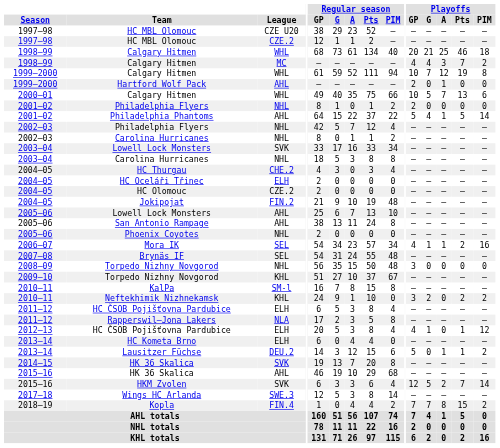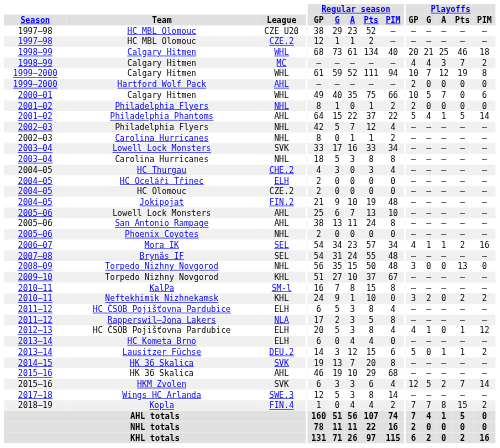(444, 84) 1 -> (444, 84) 0
(462, 95) 13 -> (462, 95) 0
(462, 266) 0 -> (462, 266) 13
